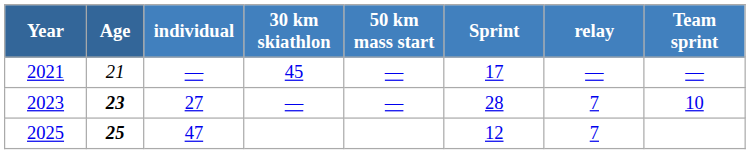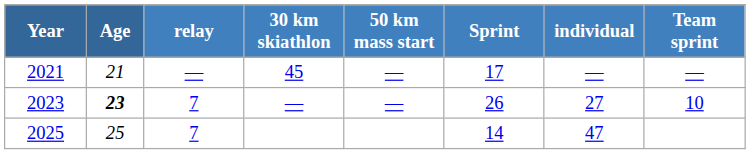columns swapped: (194, 30) <-> (594, 30)
(494, 103) 28 -> (494, 103) 26
(115, 133) bold -> (115, 133) normal
(494, 133) 12 -> (494, 133) 14
